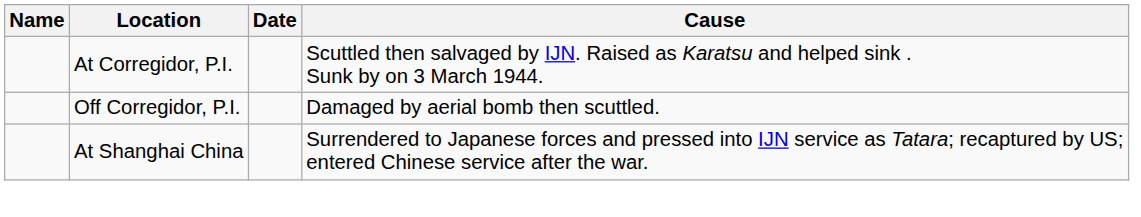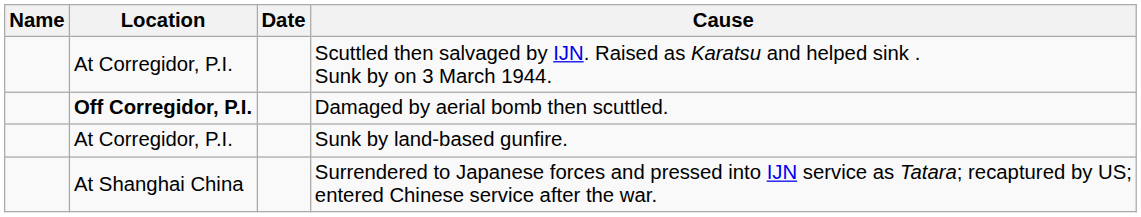(157, 107) normal -> (163, 107) bold
+ row: (441, 140)
